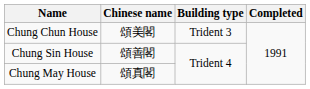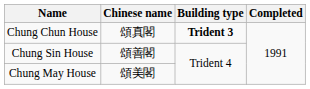(138, 32) 頌美閣 -> (138, 32) 頌真閣
(210, 32) normal -> (210, 32) bold
(138, 73) 頌真閣 -> (138, 73) 頌美閣
